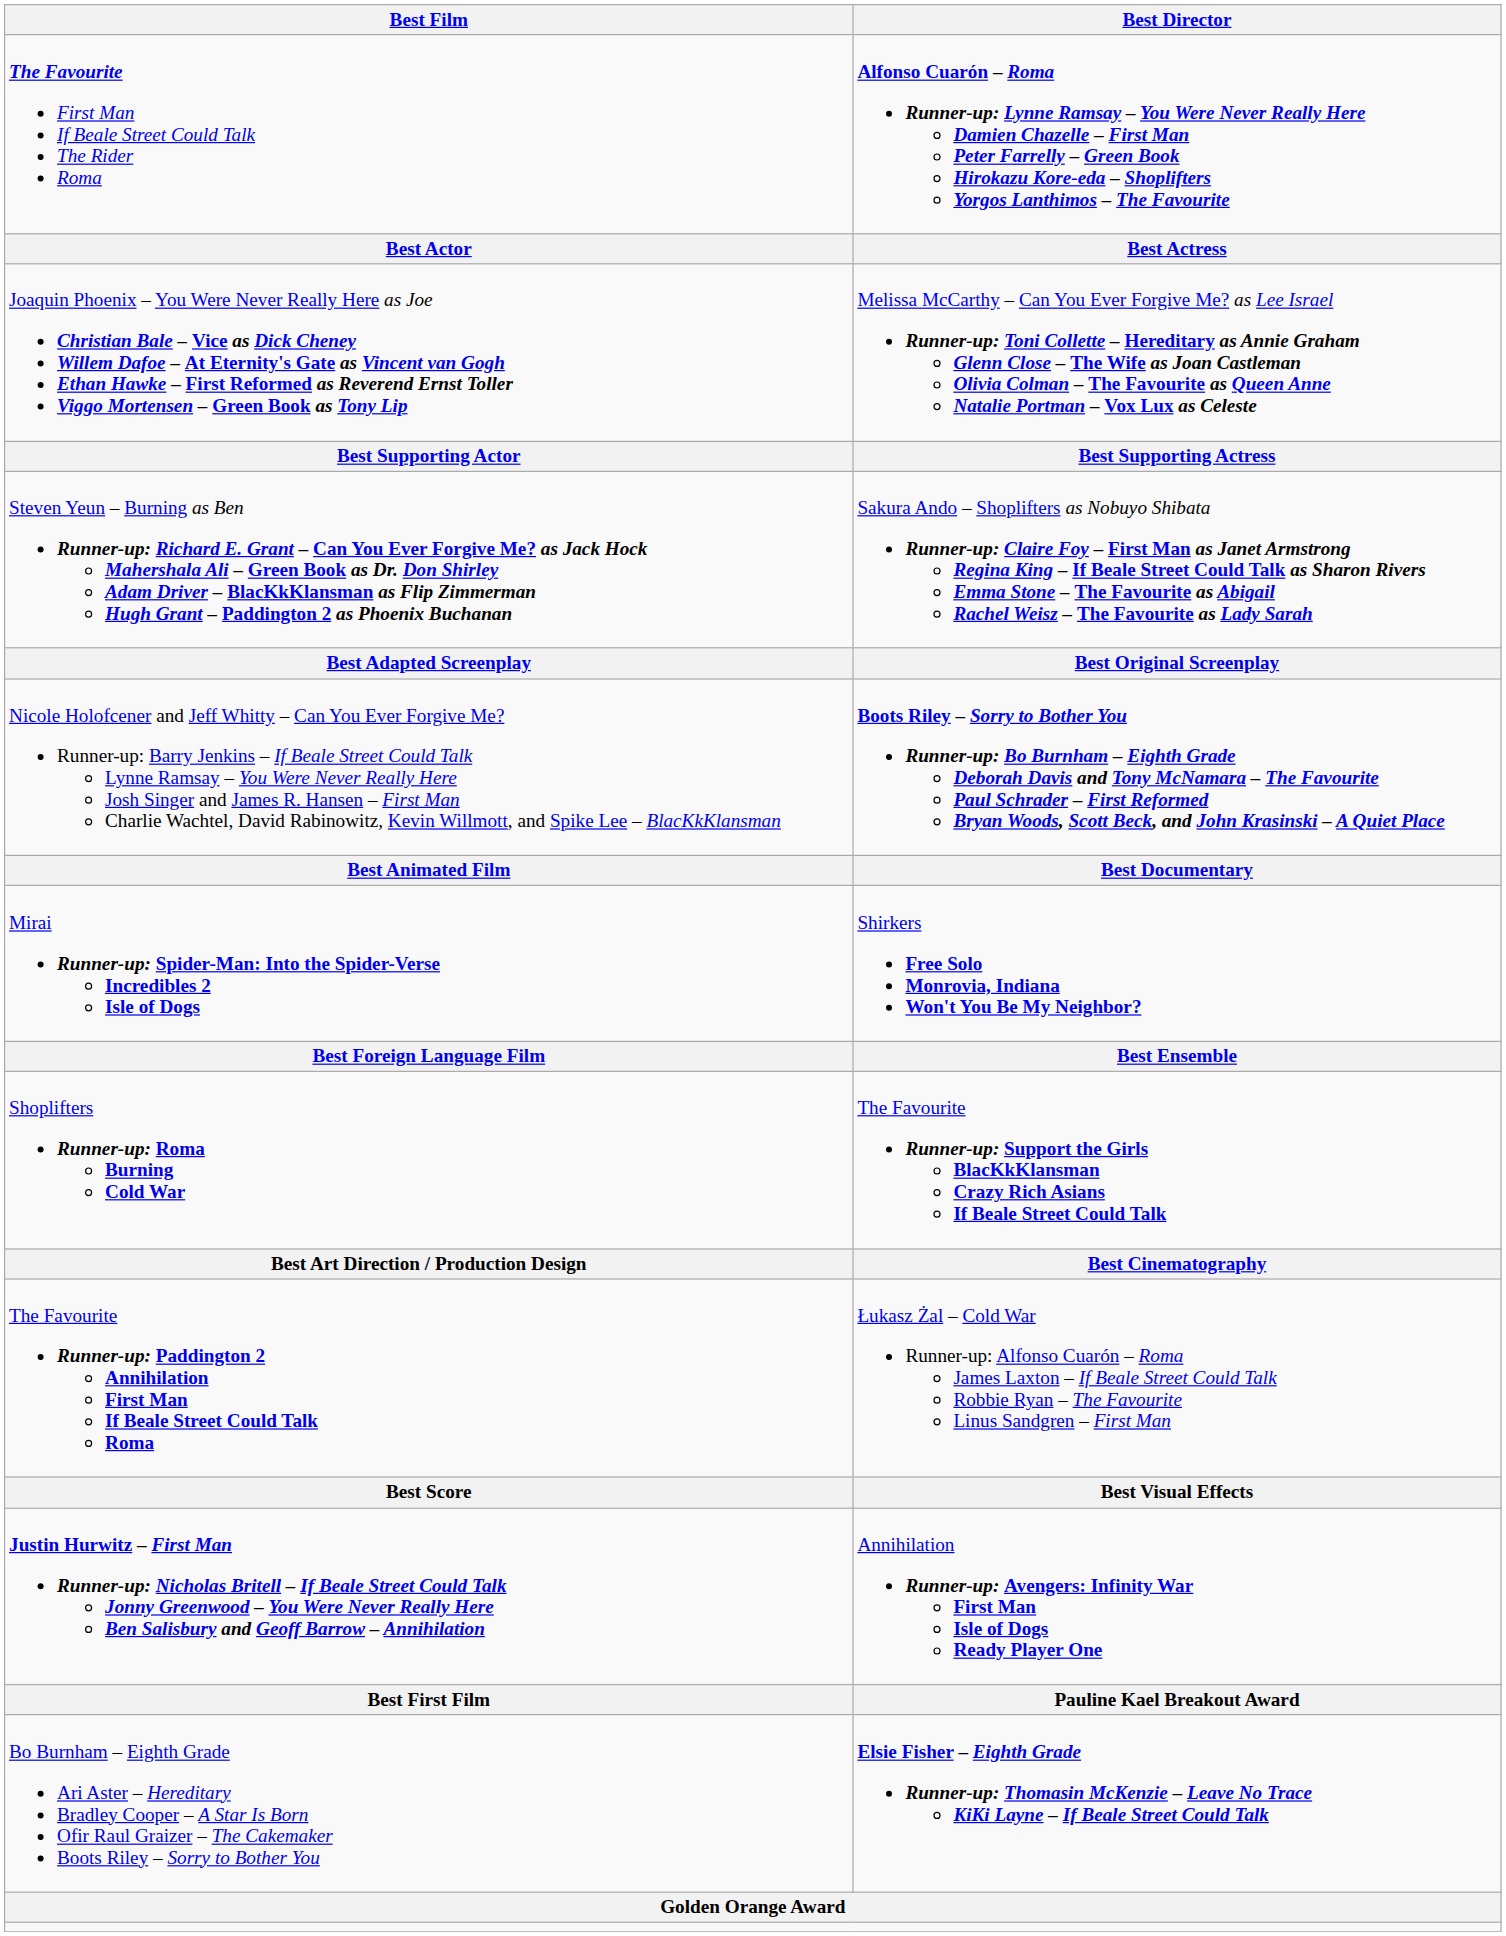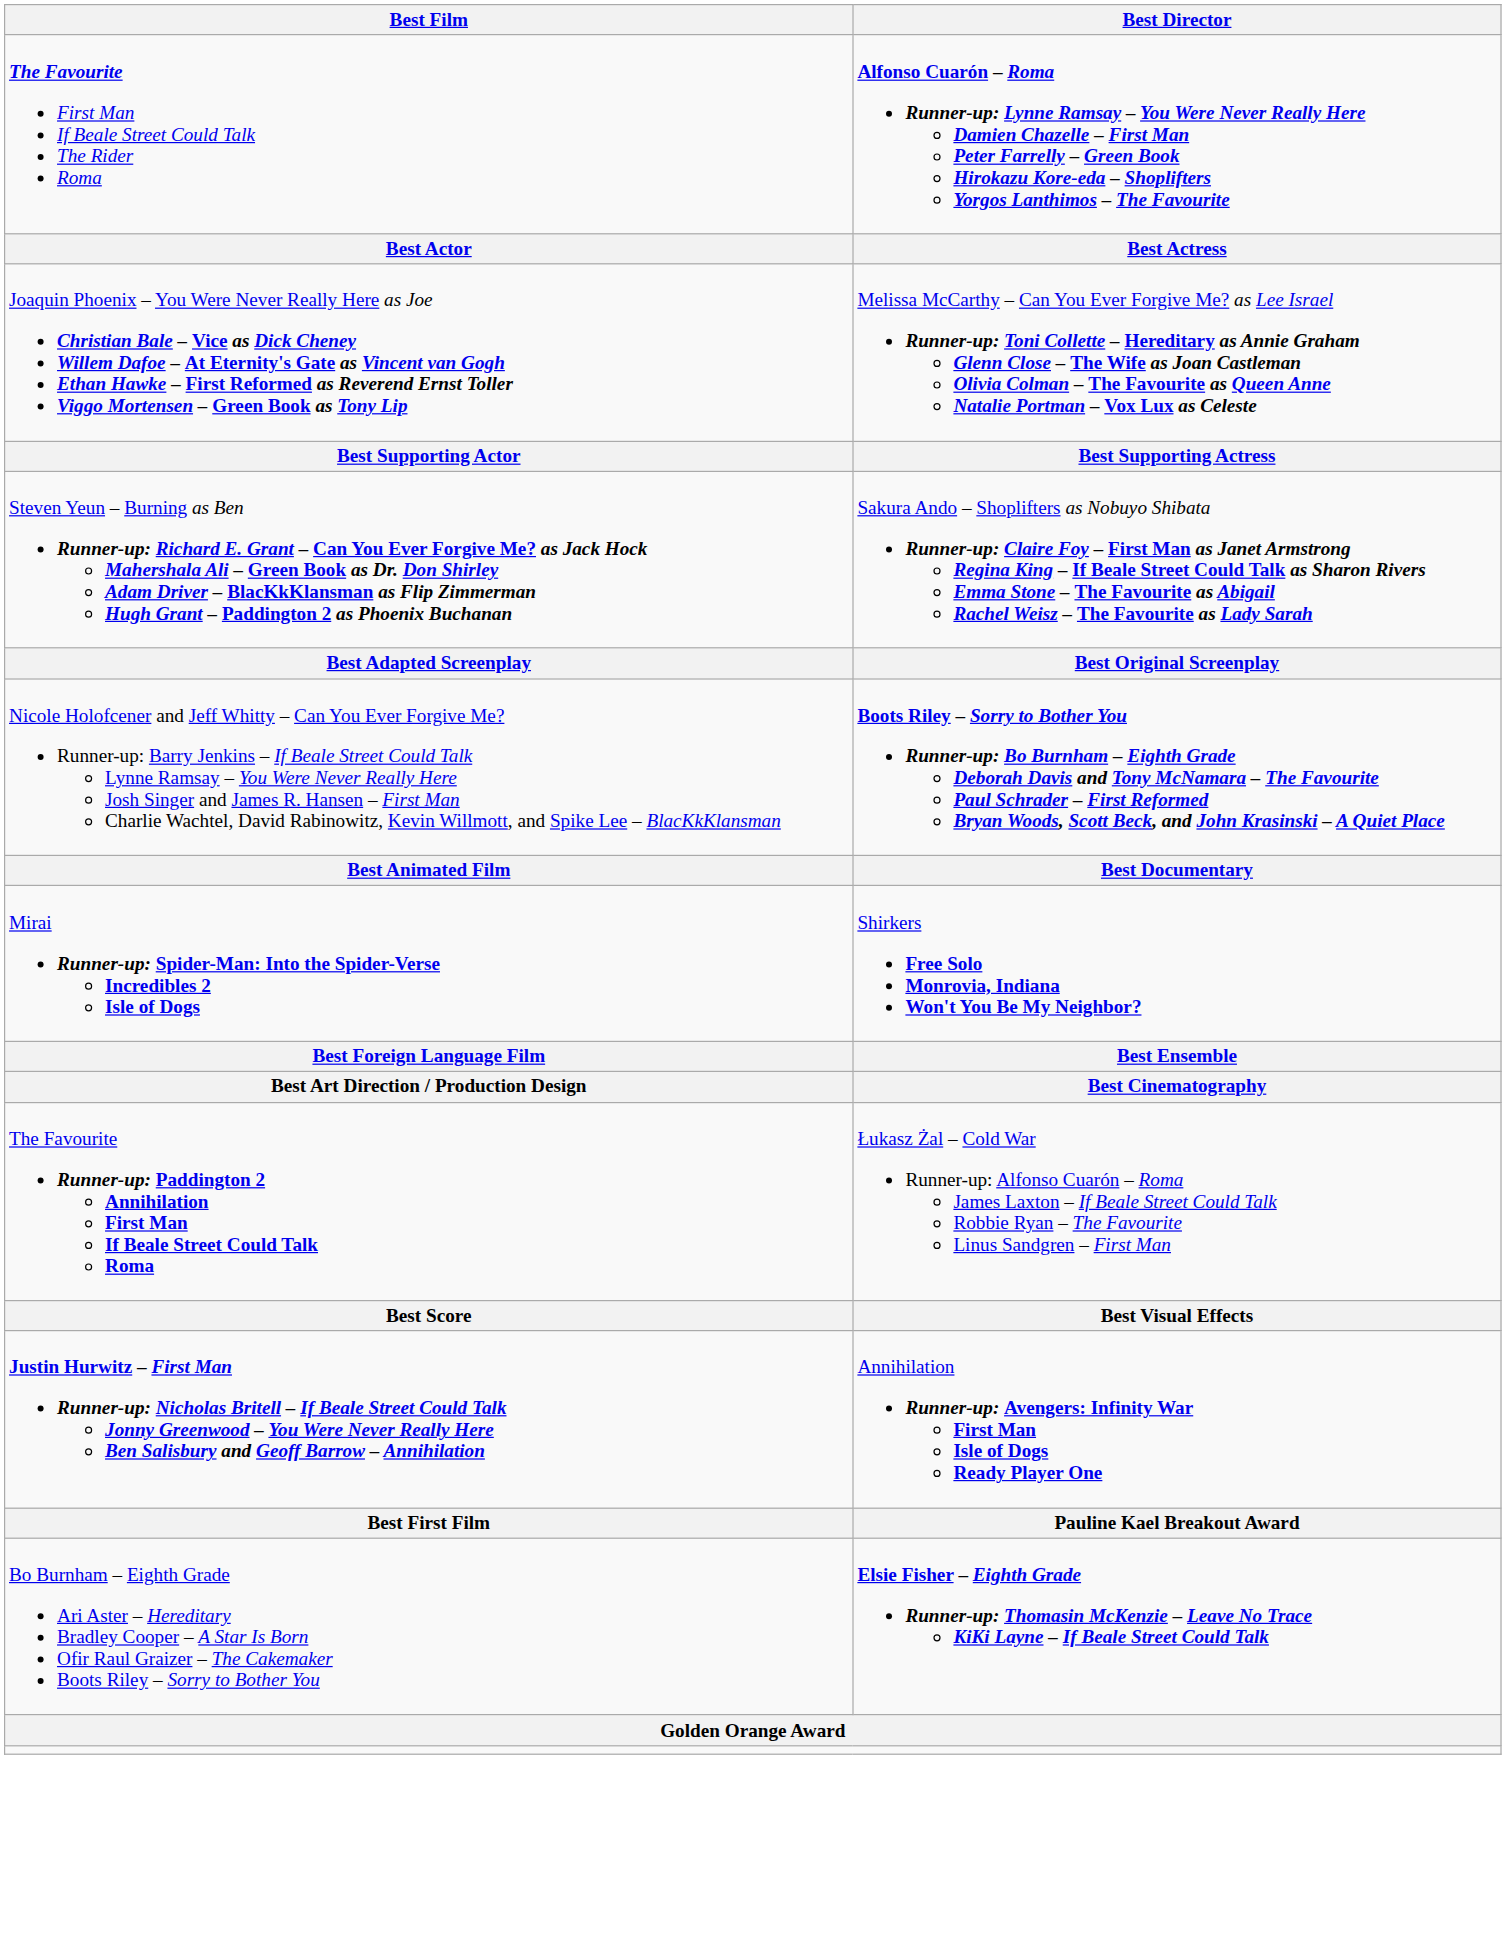- row: (429, 1150)
